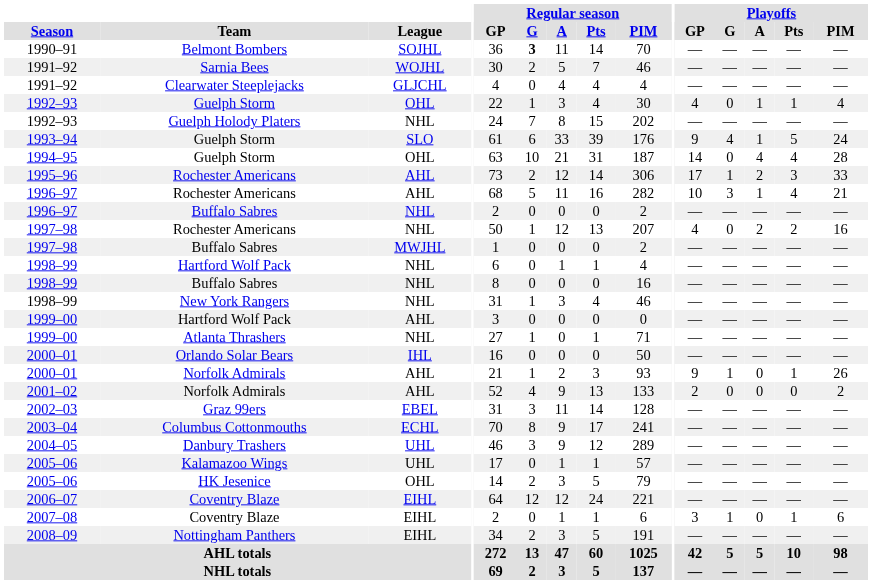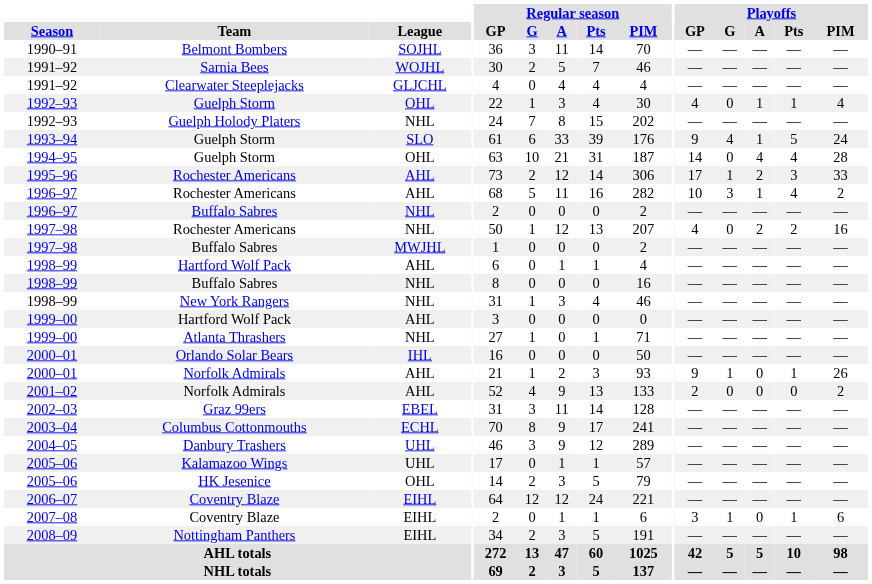(532, 49) bold -> (532, 49) normal
(841, 193) 21 -> (841, 193) 2
(420, 265) NHL -> (420, 265) AHL
